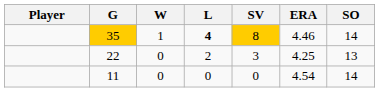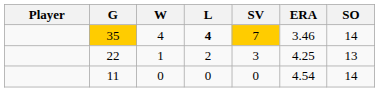(160, 35) 1 -> (160, 35) 4
(256, 35) 8 -> (256, 35) 7
(303, 35) 4.46 -> (303, 35) 3.46
(160, 55) 0 -> (160, 55) 1
